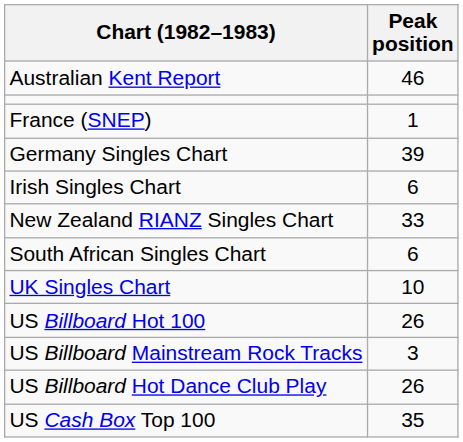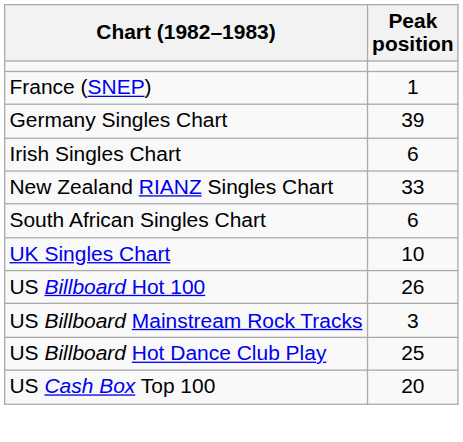- row: (115, 77)
(413, 386) 26 -> (413, 353) 25
(413, 420) 35 -> (413, 386) 20
